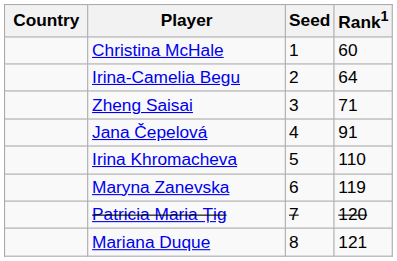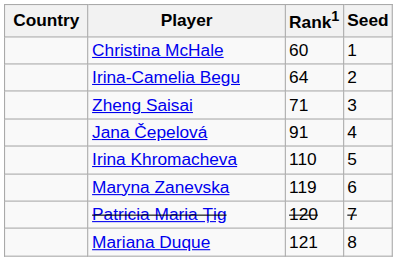columns swapped: (363, 20) <-> (310, 20)
